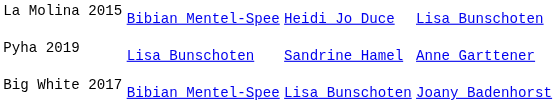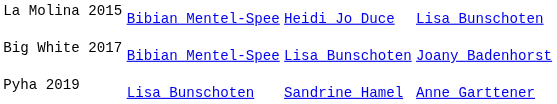rows swapped: (63, 85) <-> (42, 48)
